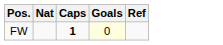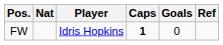+ column: (91, 13)
(107, 31) lightyellow background -> (177, 31) no background
